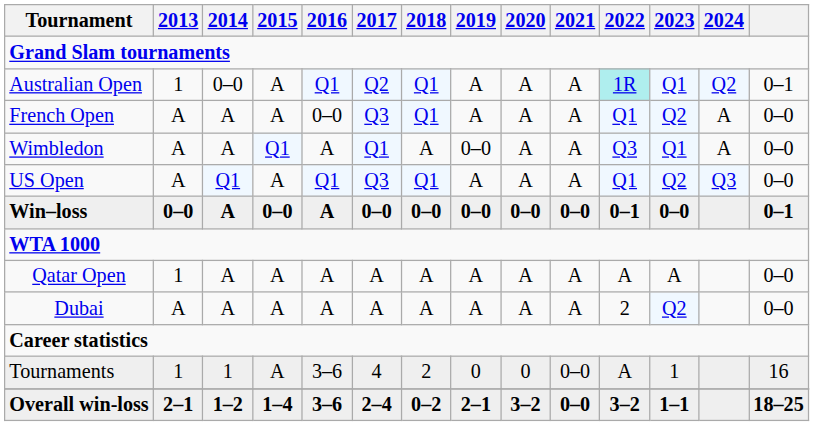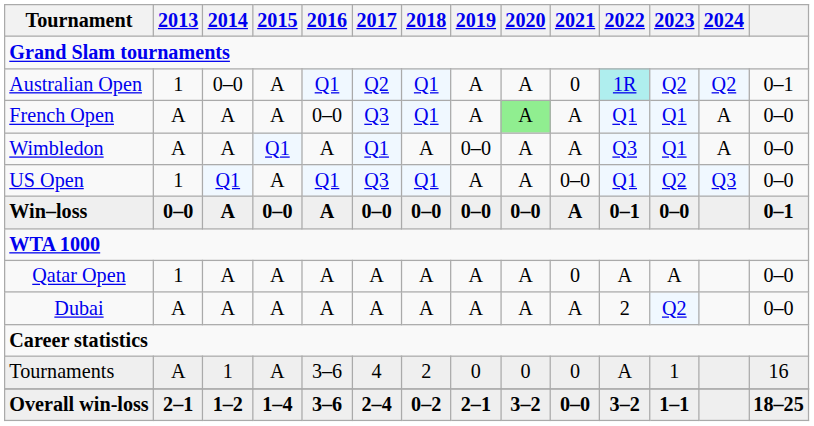(575, 84) A -> (575, 84) 0
(674, 84) Q1 -> (674, 84) Q2
(525, 116) no background -> (525, 116) lightgreen background
(674, 116) Q2 -> (674, 116) Q1
(178, 180) A -> (178, 180) 1
(575, 180) A -> (575, 180) 0–0
(575, 212) 0–0 -> (575, 212) A
(575, 276) A -> (575, 276) 0
(178, 372) 1 -> (178, 372) A
(575, 372) 0–0 -> (575, 372) 0
